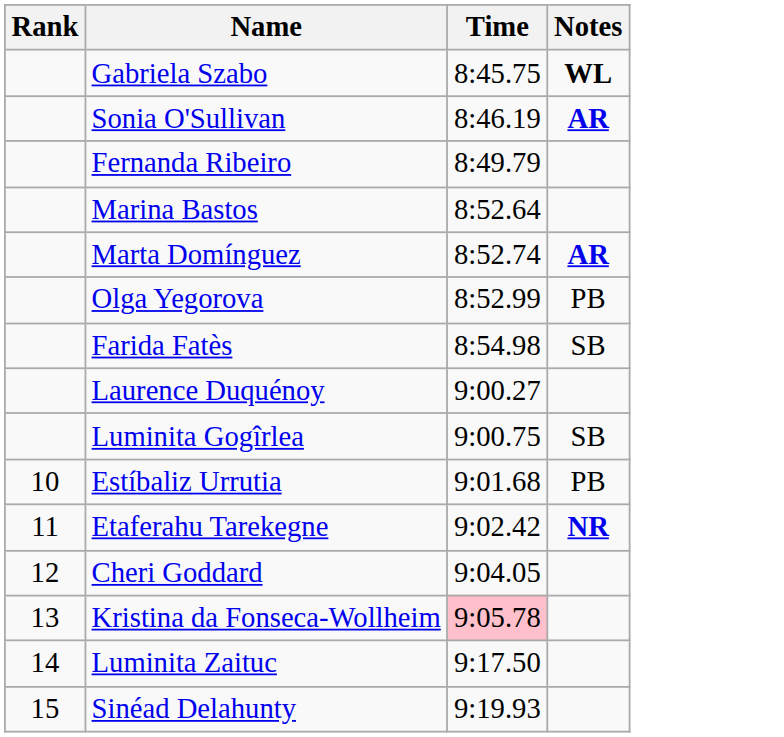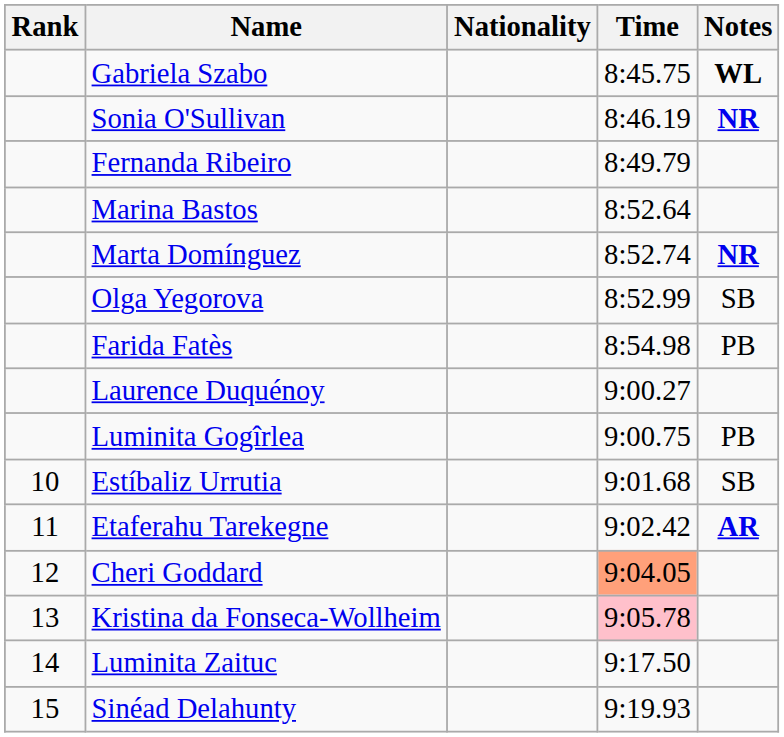+ column: (522, 27)
(588, 118) AR -> (738, 118) NR
(588, 254) AR -> (738, 254) NR
(588, 299) PB -> (738, 299) SB
(588, 345) SB -> (738, 345) PB
(588, 436) SB -> (738, 436) PB
(588, 481) PB -> (738, 481) SB
(588, 526) NR -> (738, 526) AR
(497, 572) no background -> (647, 572) lightsalmon background
